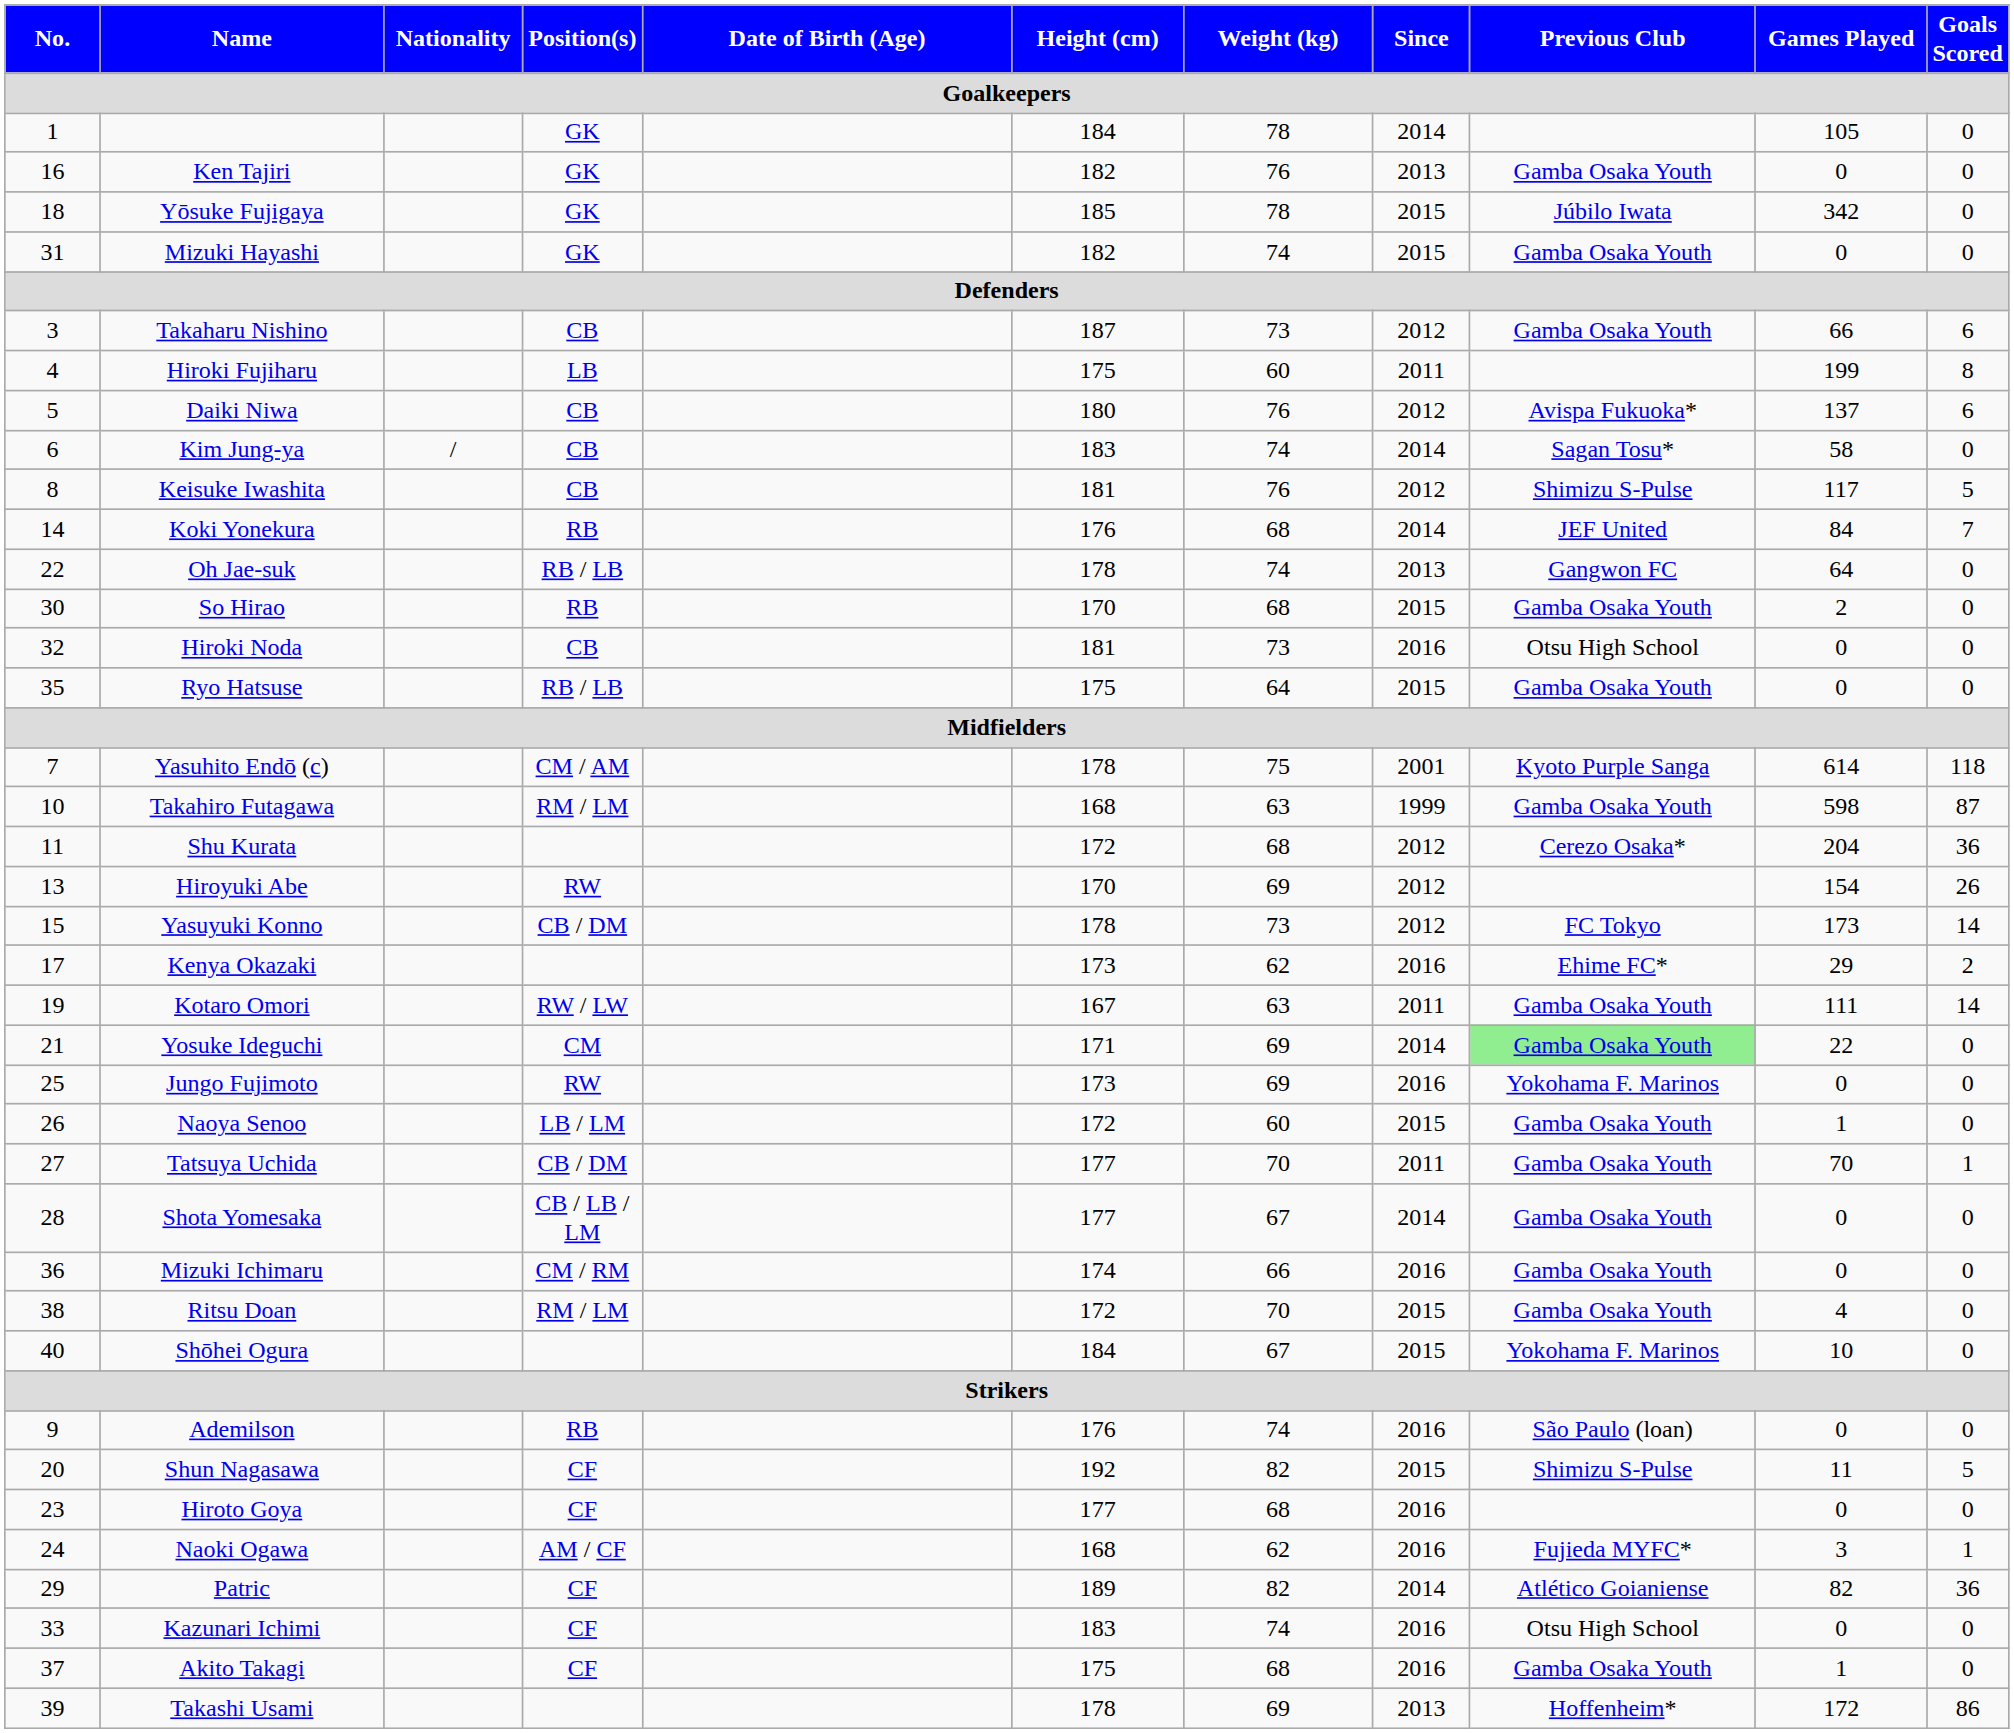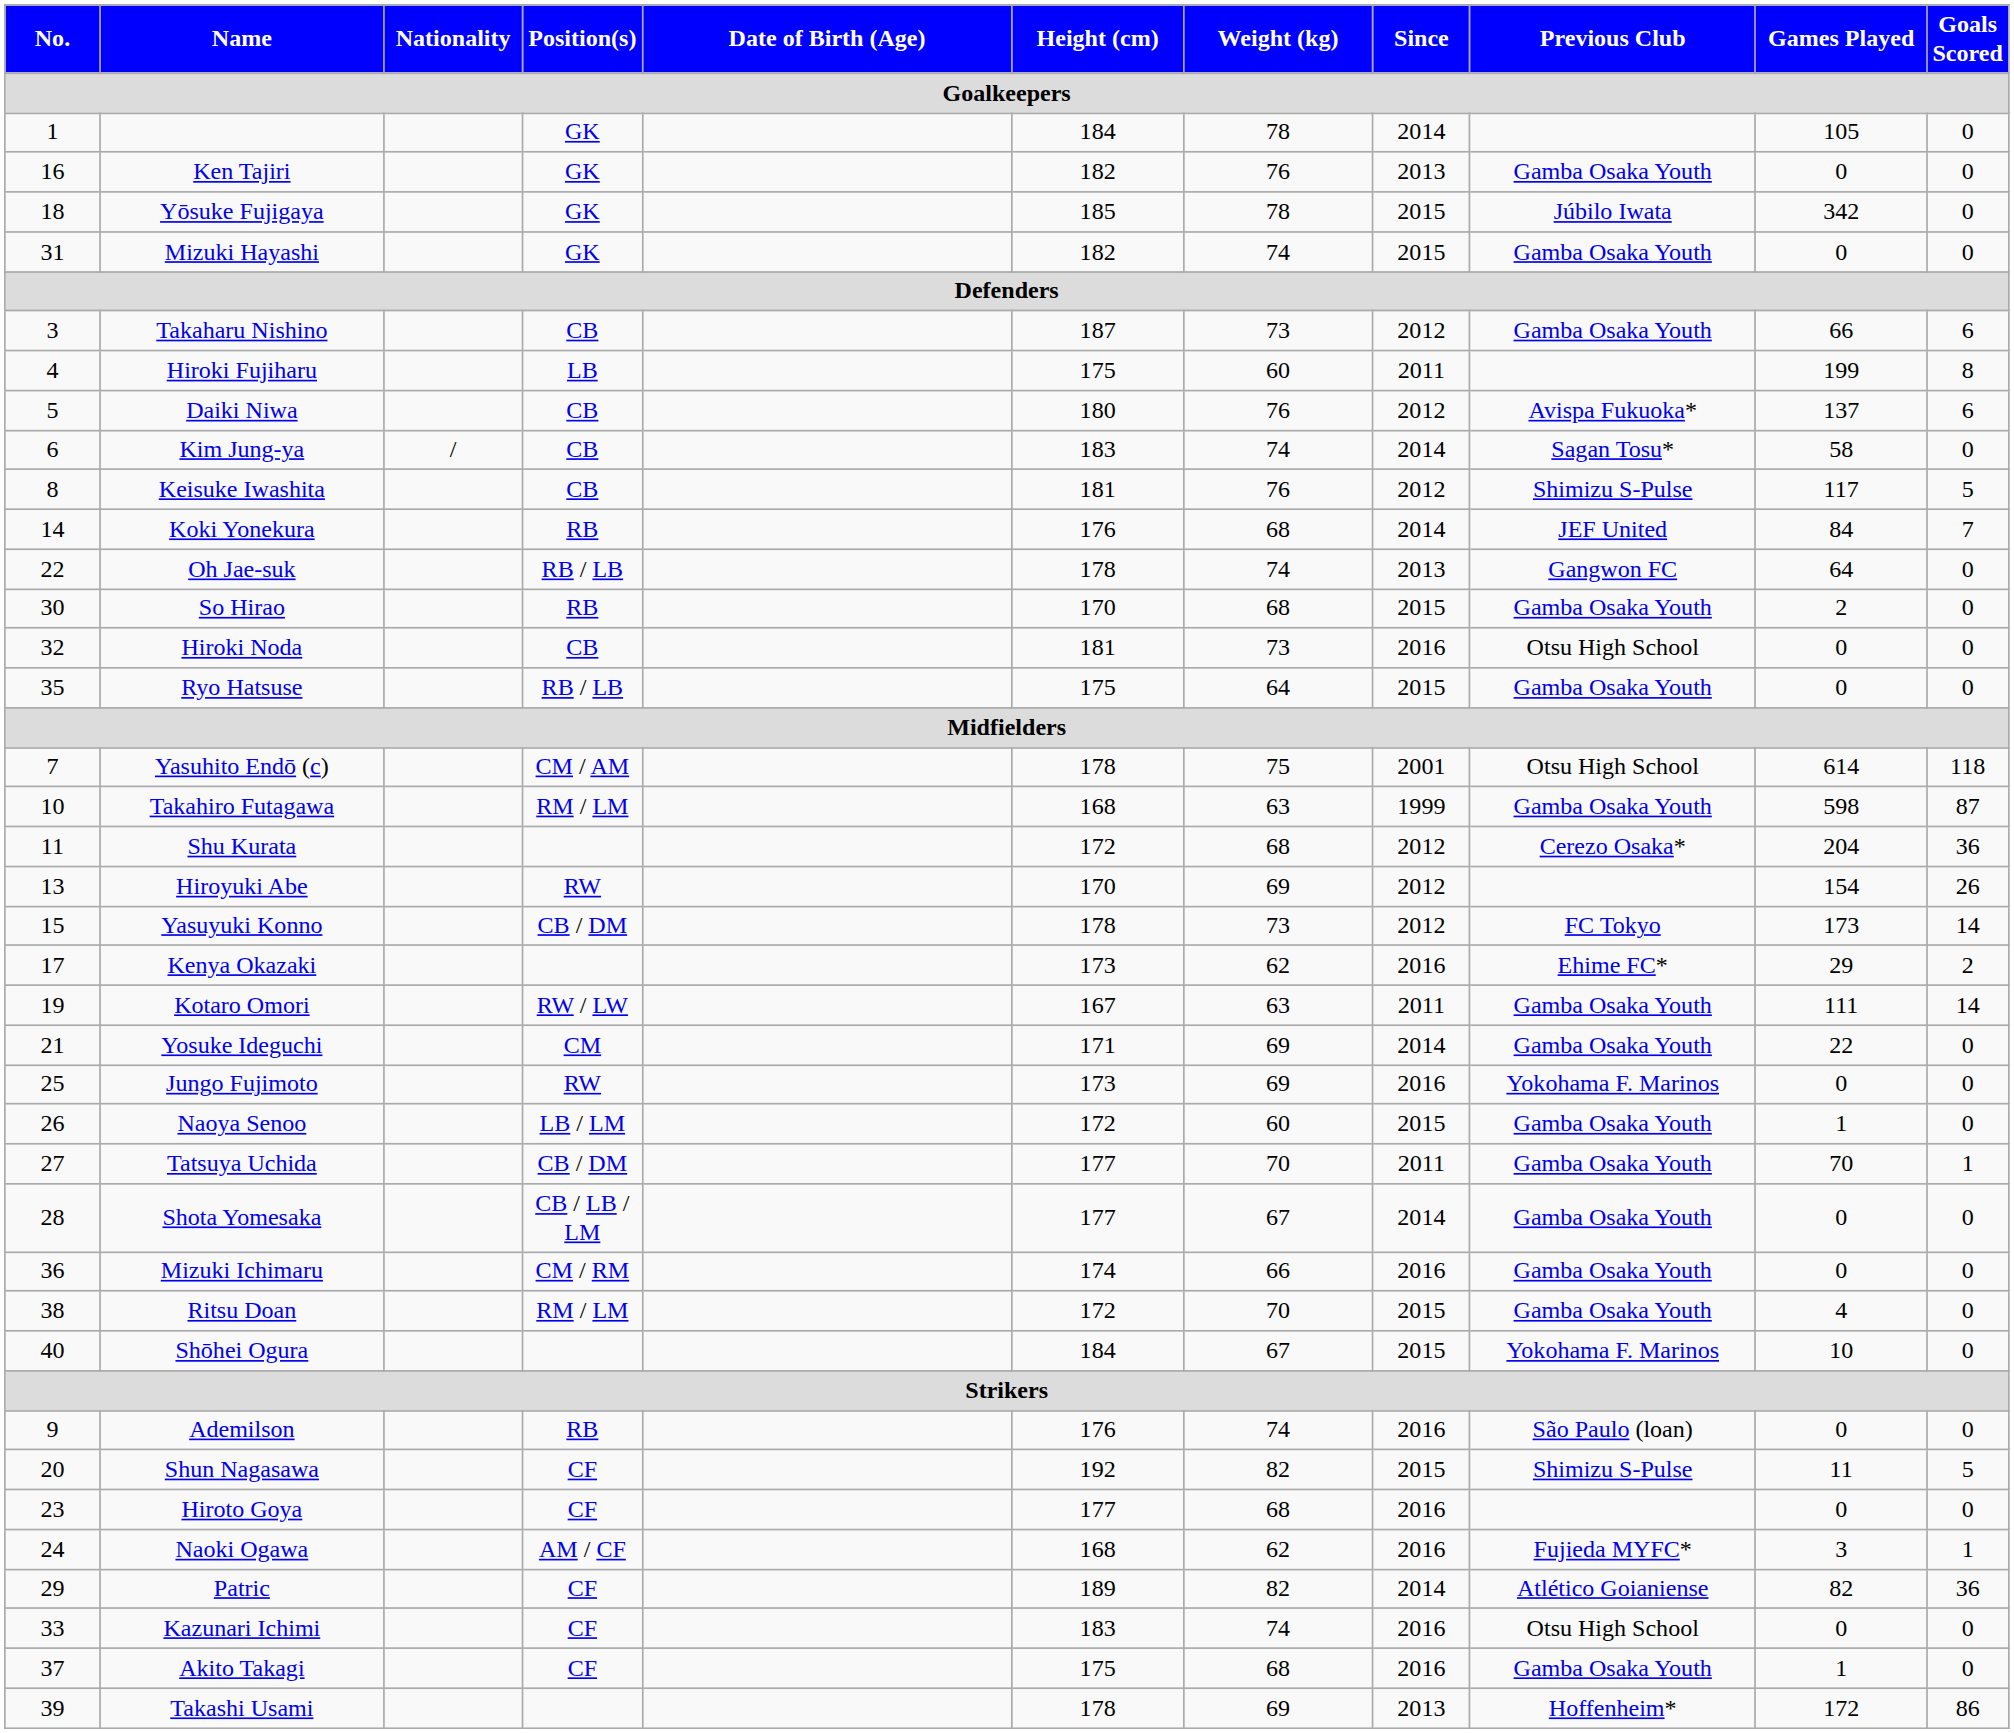(1613, 767) Kyoto Purple Sanga -> (1613, 767) Otsu High School
(1613, 1044) lightgreen background -> (1613, 1044) no background
